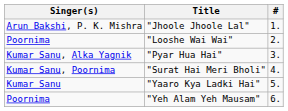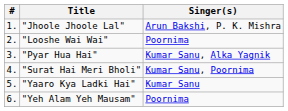columns swapped: (276, 12) <-> (74, 12)
